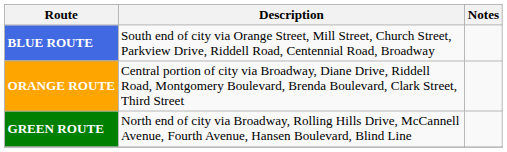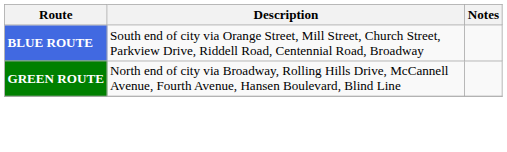- row: (61, 86)
